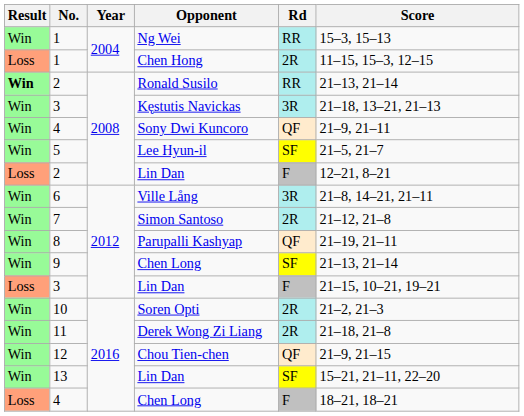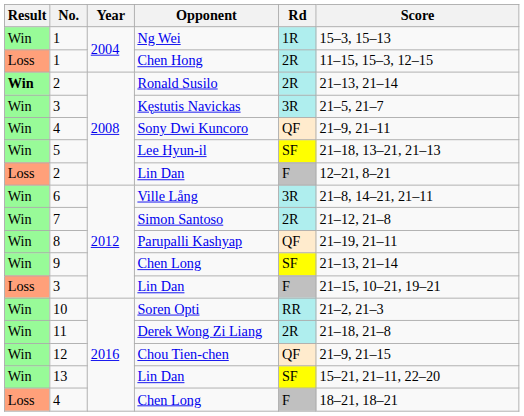(291, 38) RR -> (290, 38) 1R
(291, 83) RR -> (290, 83) 2R
(380, 106) 21–18, 13–21, 21–13 -> (352, 106) 21–5, 21–7
(352, 151) 21–5, 21–7 -> (380, 151) 21–18, 13–21, 21–13
(290, 309) 2R -> (291, 309) RR
